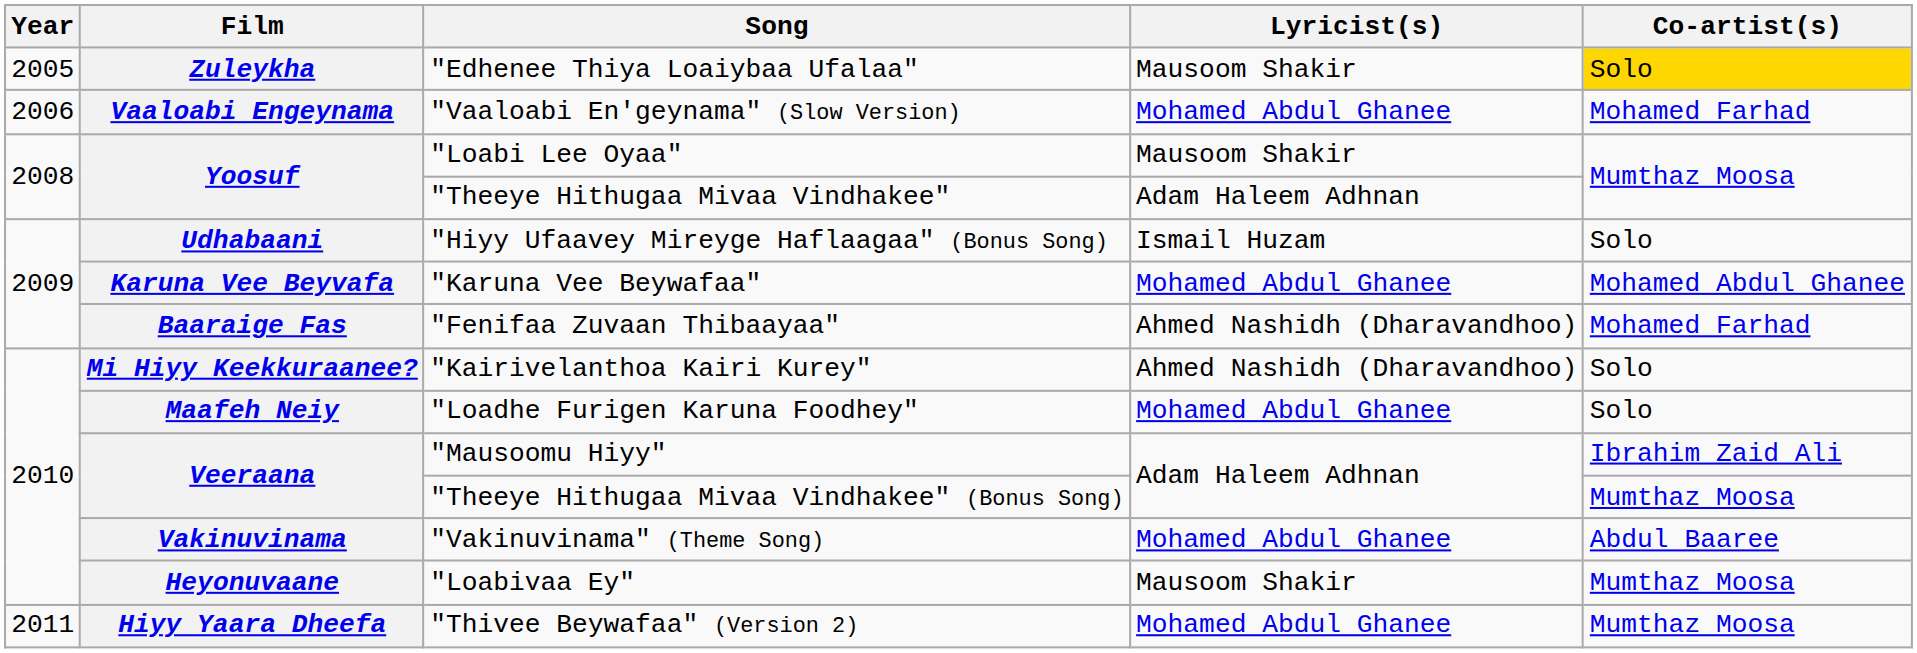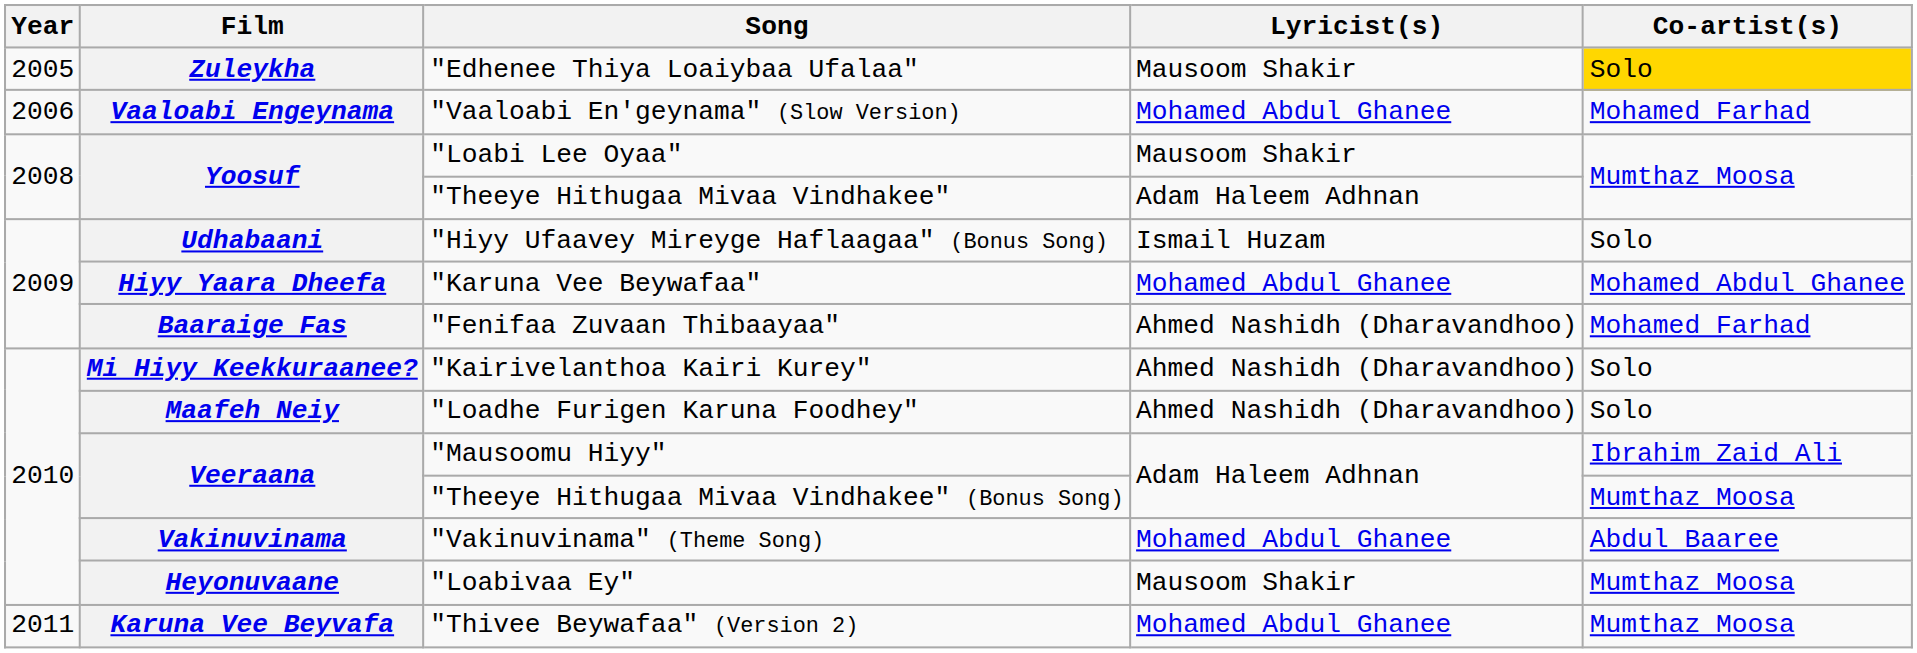(252, 283) Karuna Vee Beyvafa -> (252, 283) Hiyy Yaara Dheefa
(1294, 412) Mohamed Abdul Ghanee -> (1357, 412) Ahmed Nashidh (Dharavandhoo)
(252, 626) Hiyy Yaara Dheefa -> (252, 626) Karuna Vee Beyvafa
